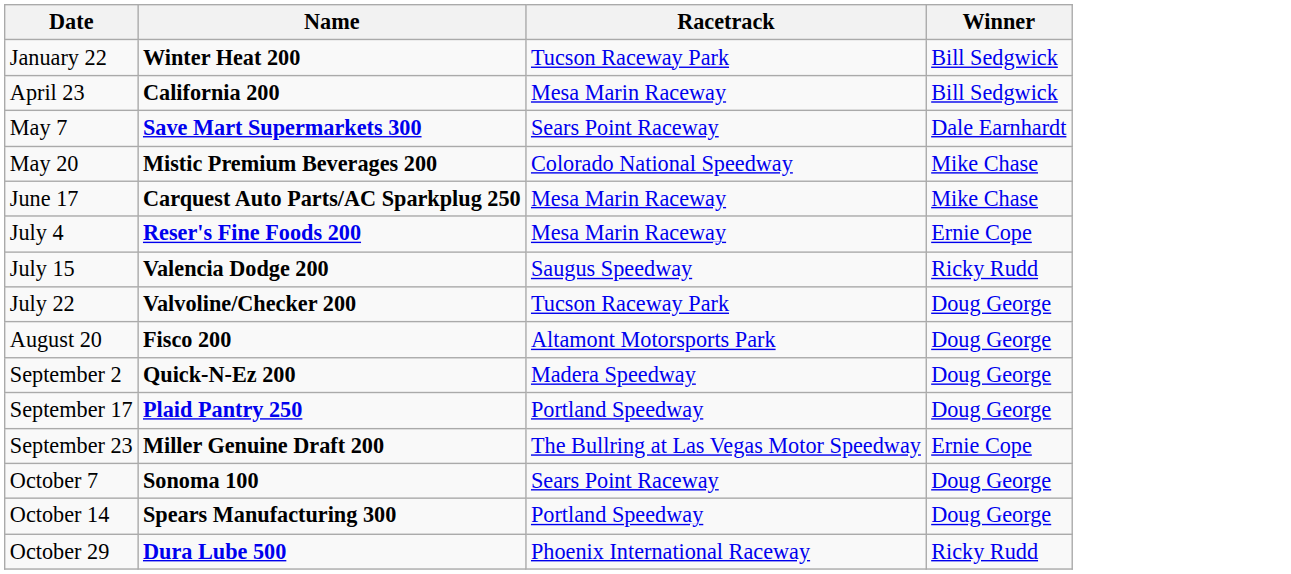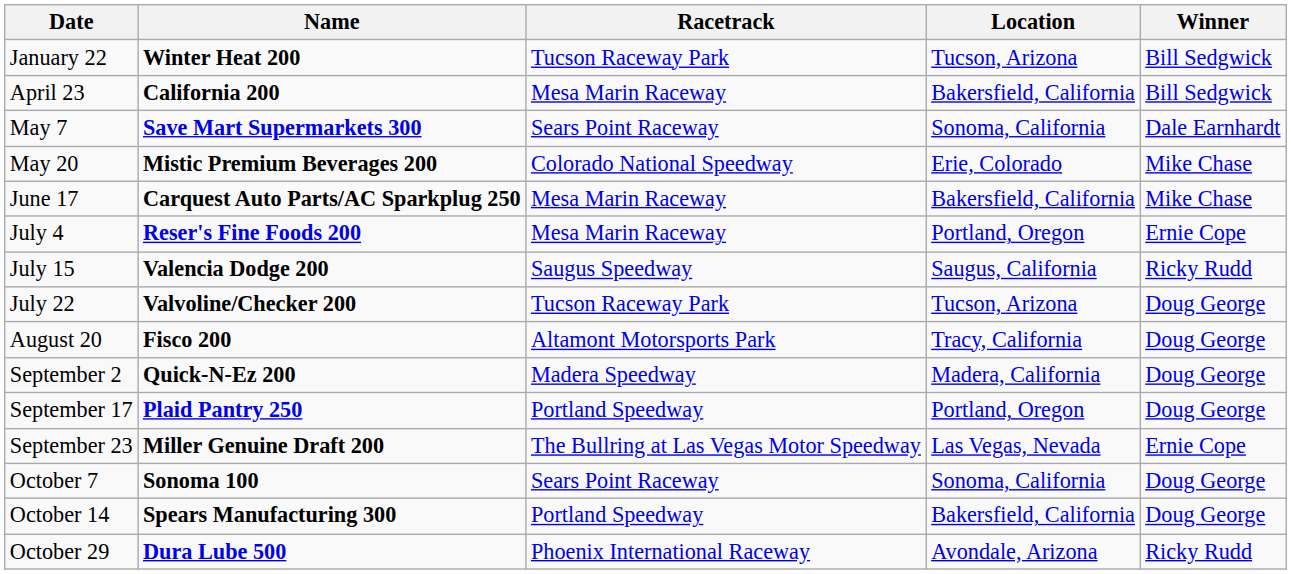+ column: (1033, 22)
